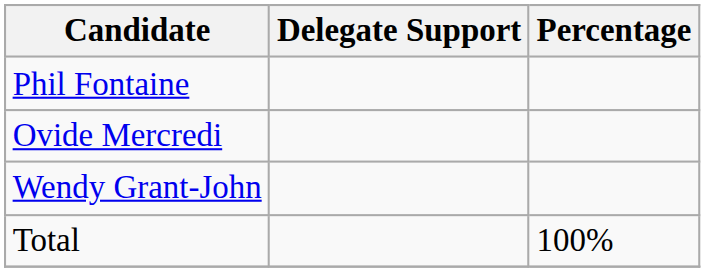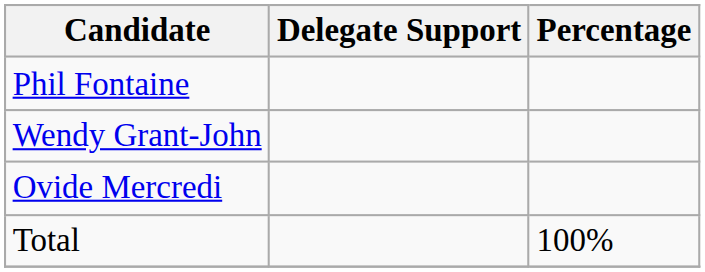rows swapped: (137, 187) <-> (117, 135)
